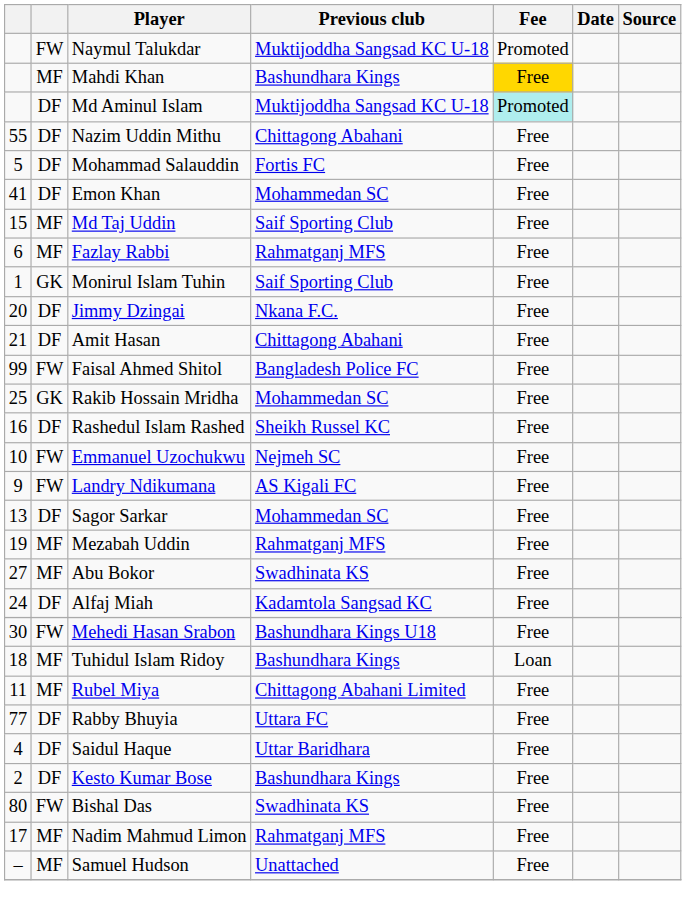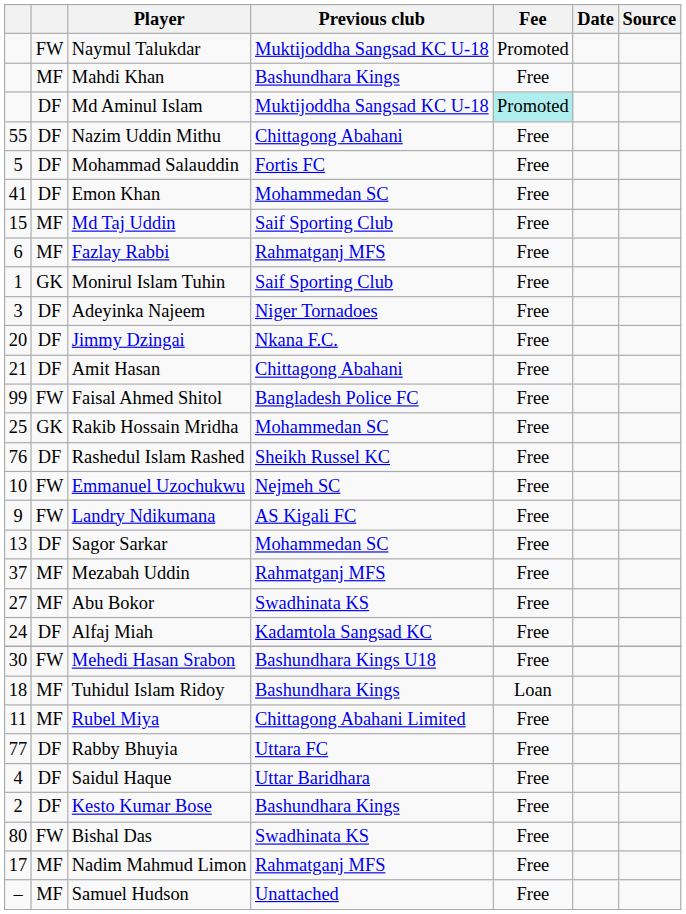(533, 77) gold background -> (533, 77) no background
+ row: (138, 310)
(18, 427) 16 -> (18, 456) 76
(18, 544) 19 -> (18, 573) 37
